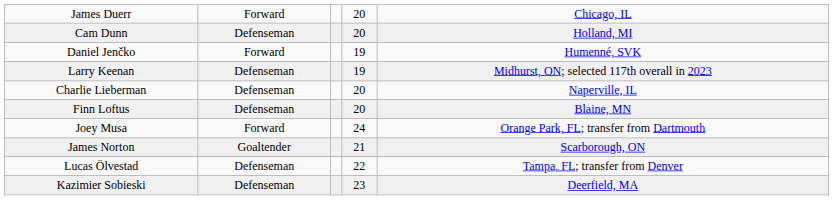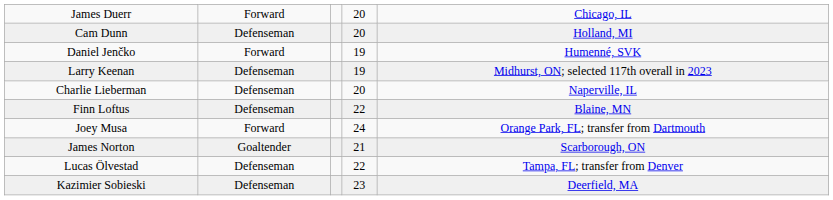(359, 109) 20 -> (359, 109) 22
